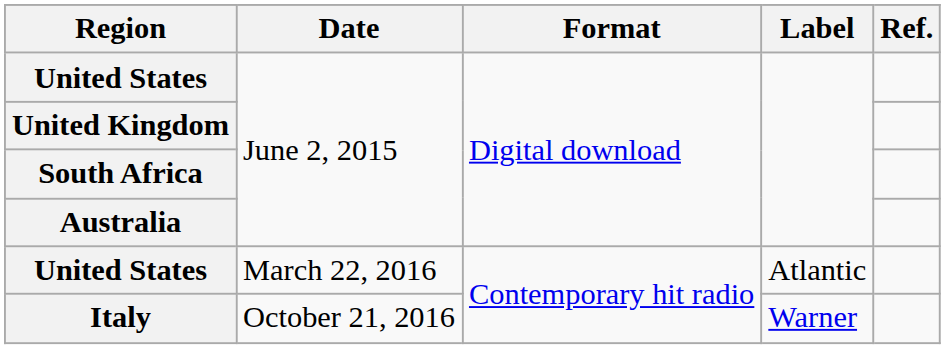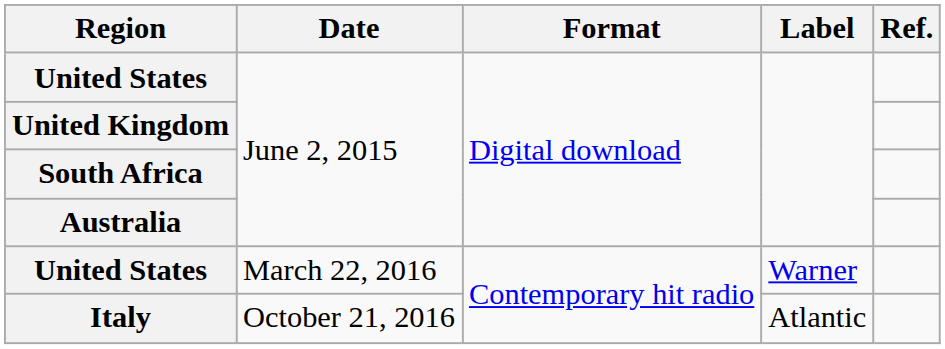(817, 269) Atlantic -> (813, 269) Warner
(813, 317) Warner -> (817, 317) Atlantic
